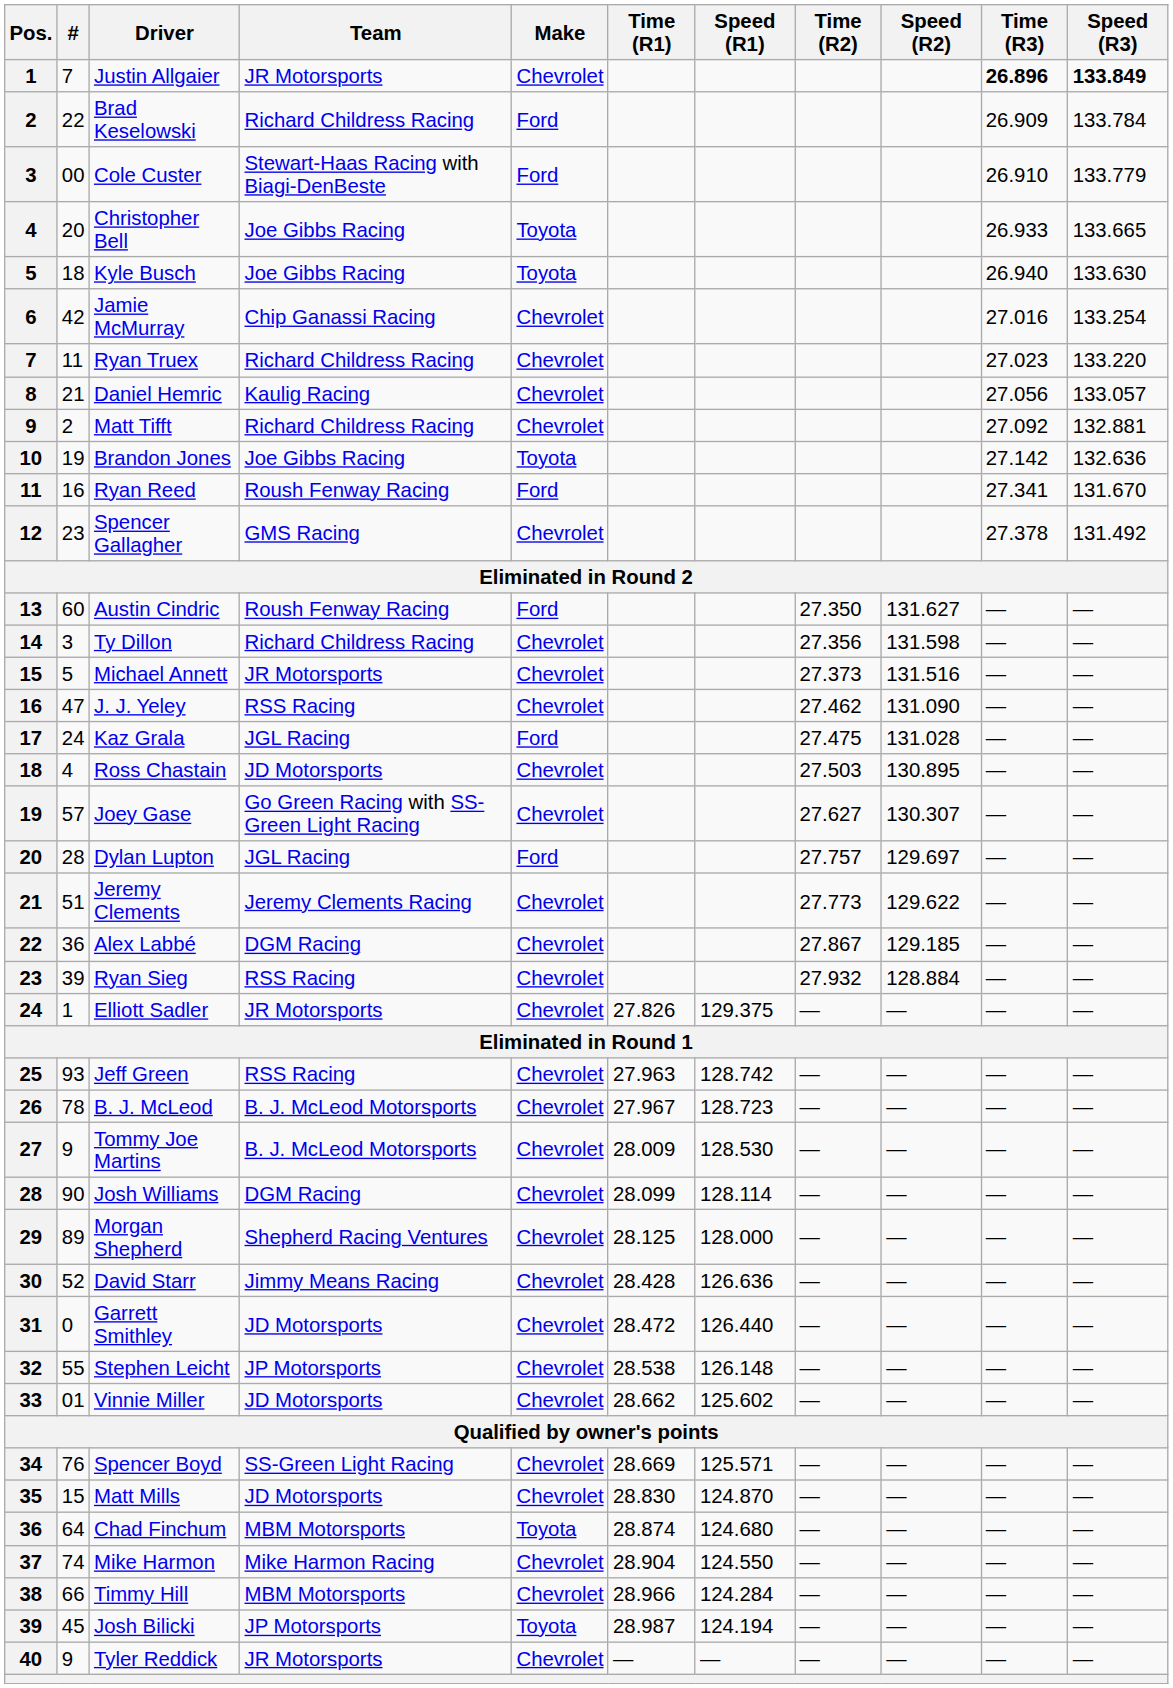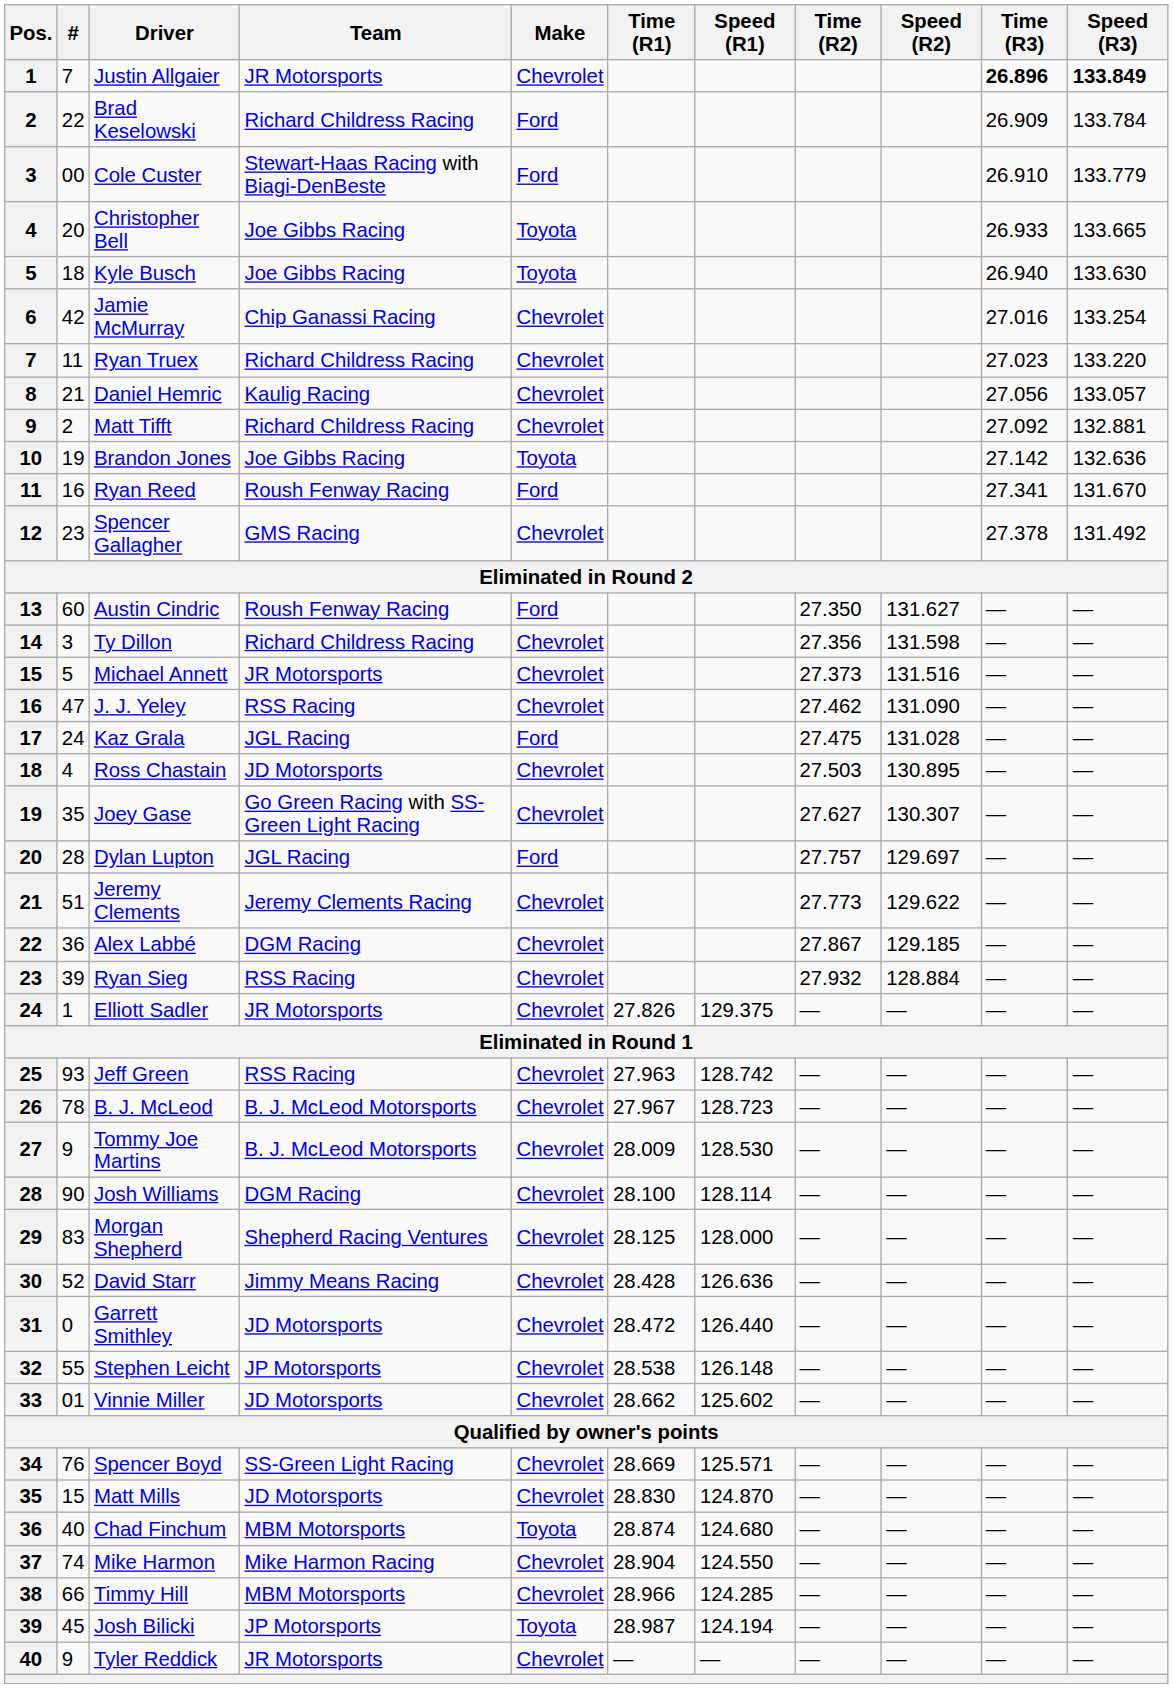(73, 814) 57 -> (73, 814) 35
(644, 1193) 28.099 -> (644, 1193) 28.100
(73, 1237) 89 -> (73, 1237) 83
(73, 1529) 64 -> (73, 1529) 40
(737, 1594) 124.284 -> (737, 1594) 124.285
